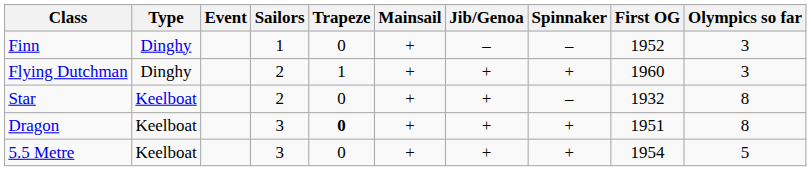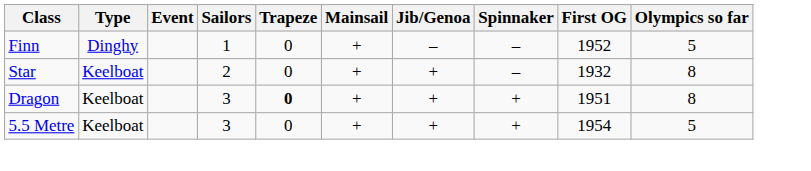(745, 44) 3 -> (692, 44) 5
- row: (68, 71)
